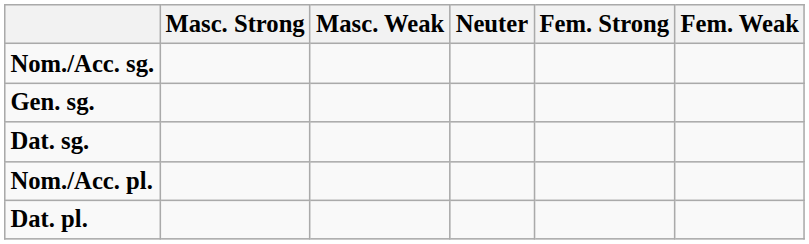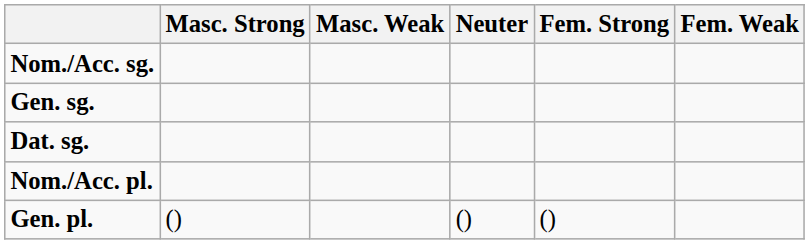+ row: (52, 219)
- row: (49, 219)
